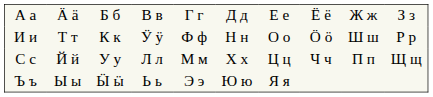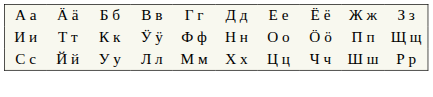(363, 37) Ш ш -> (363, 37) П п
(406, 37) Р р -> (406, 37) Щ щ
(363, 59) П п -> (363, 59) Ш ш
(406, 59) Щ щ -> (406, 59) Р р
- row: (26, 80)
